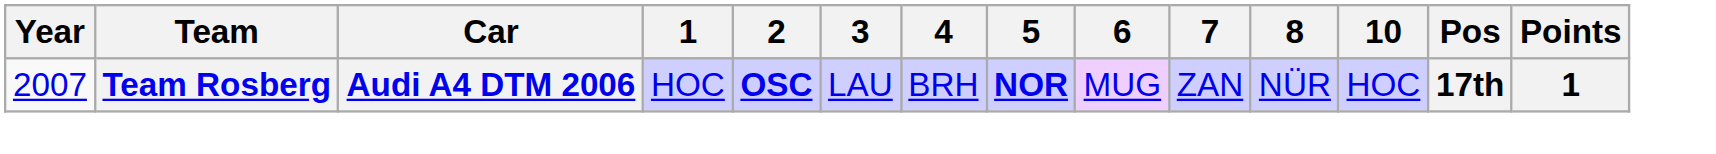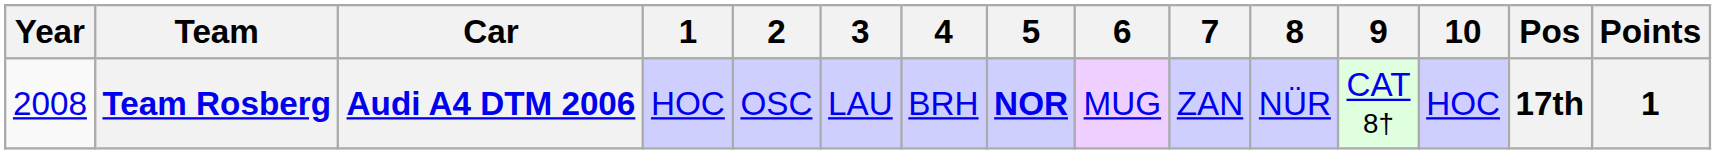+ column: (1379, 32)
(50, 84) 2007 -> (50, 103) 2008
(776, 84) bold -> (776, 103) normal
